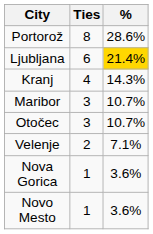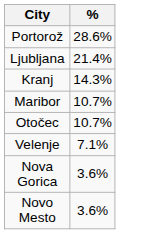- column: (87, 15)
(126, 58) gold background -> (93, 58) no background
